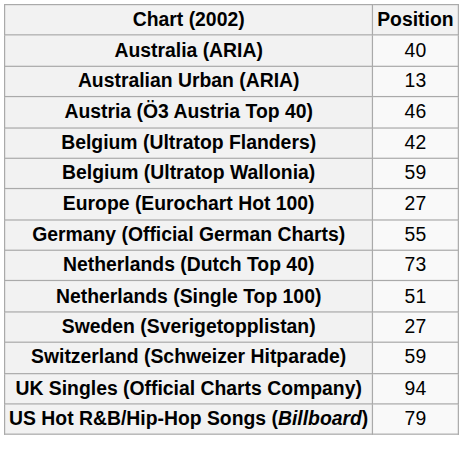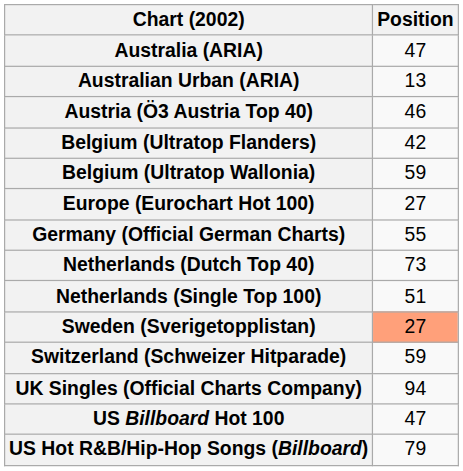(415, 50) 40 -> (415, 50) 47
(415, 326) no background -> (415, 326) lightsalmon background
+ row: (189, 419)
